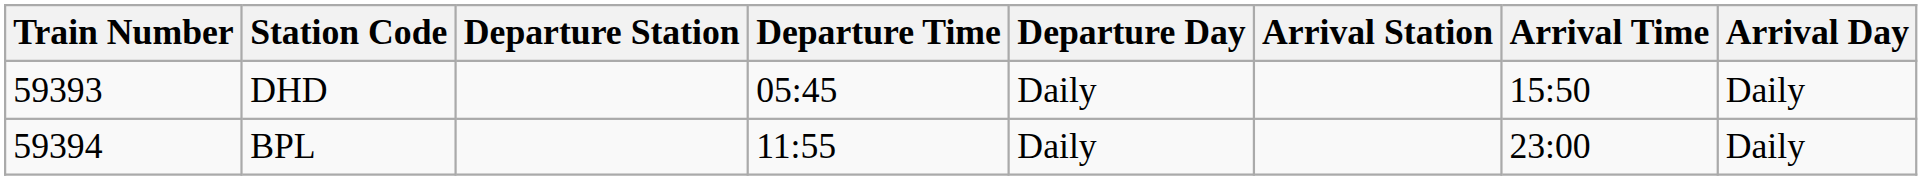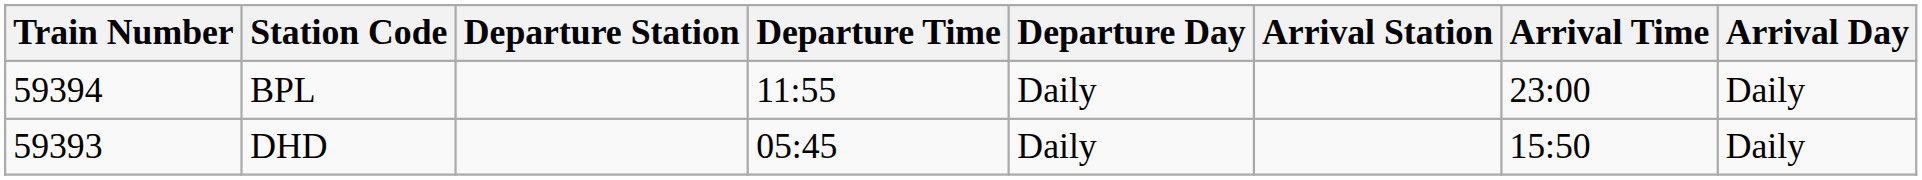rows swapped: (289, 89) <-> (283, 145)
